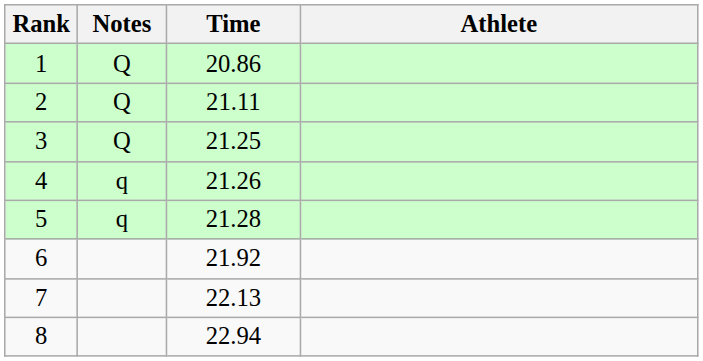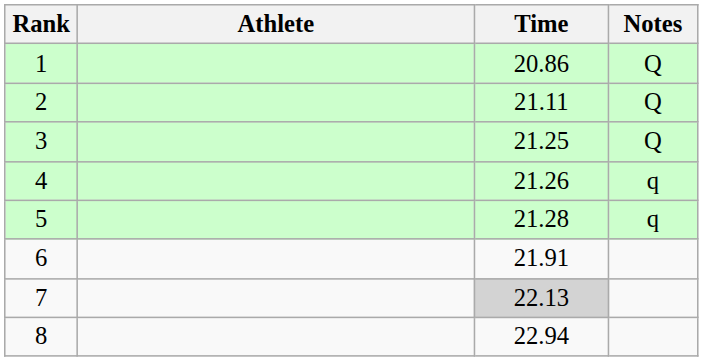columns swapped: (499, 24) <-> (122, 24)
(233, 258) 21.92 -> (541, 258) 21.91
(233, 297) no background -> (541, 297) lightgrey background
